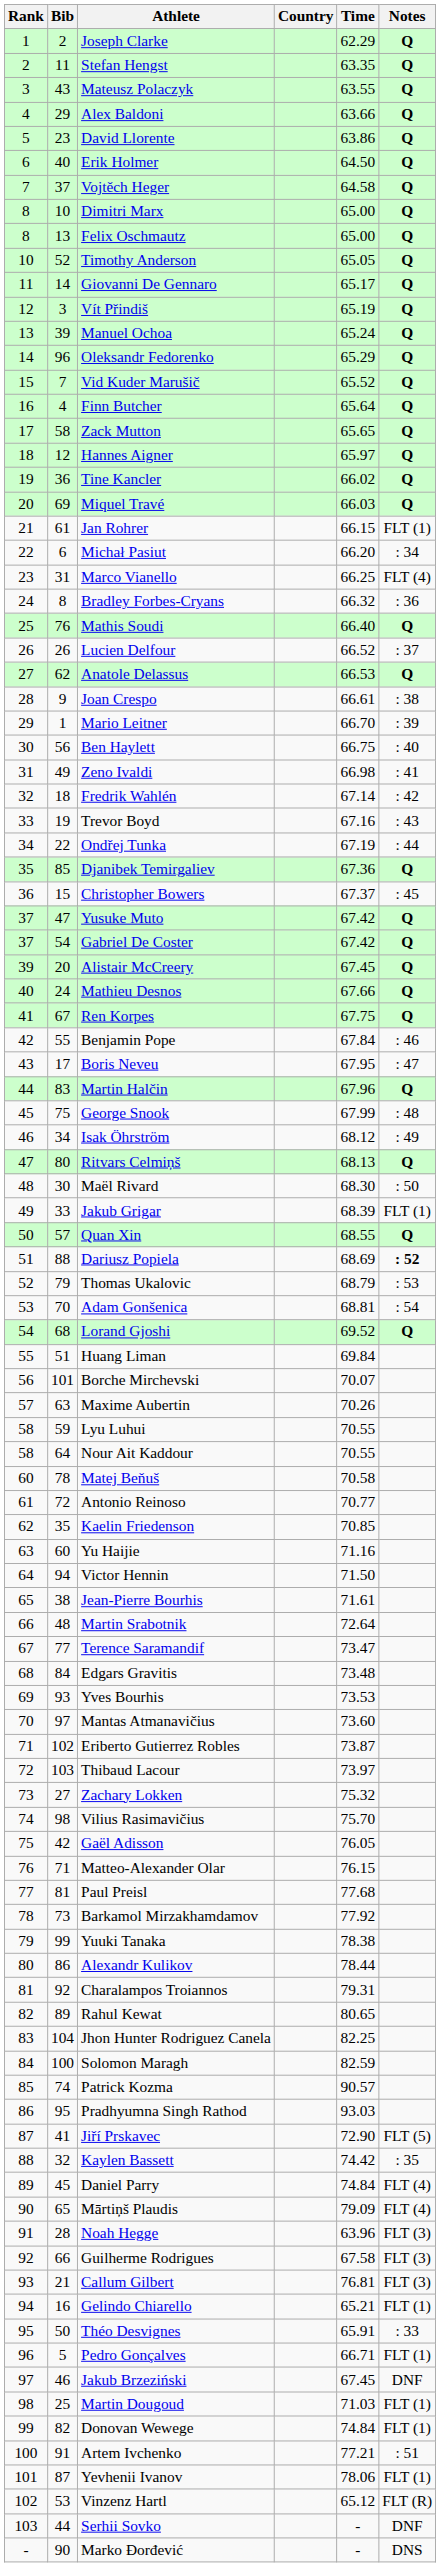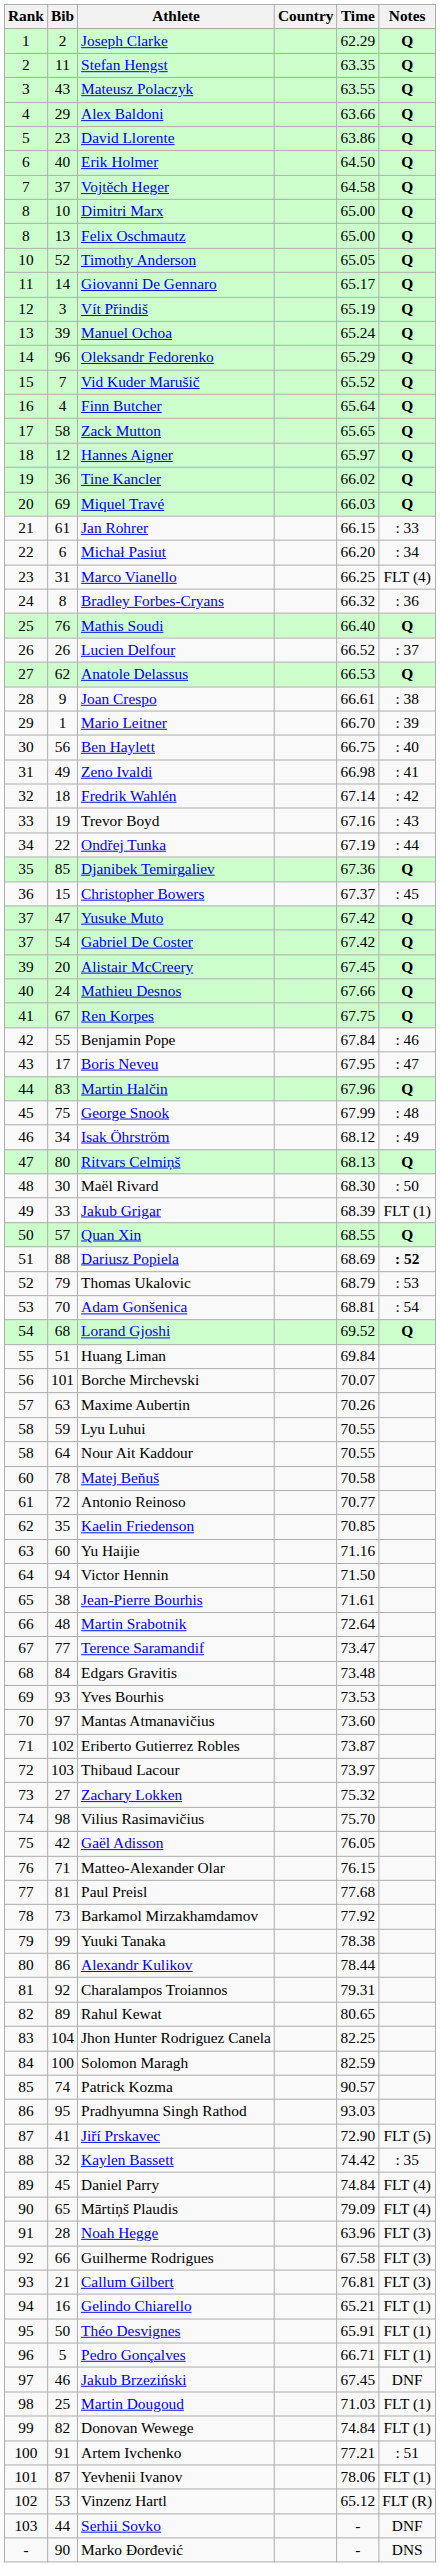(407, 528) FLT (1) -> (407, 528) : 33
(407, 2330) : 33 -> (407, 2330) FLT (1)
